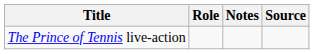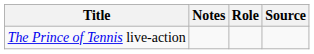columns swapped: (206, 15) <-> (242, 15)
